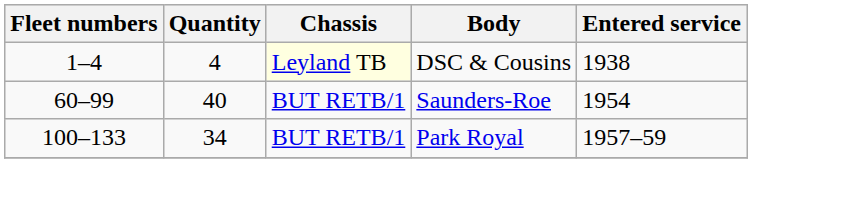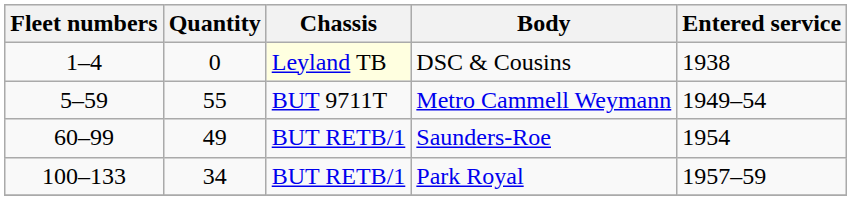(215, 61) 4 -> (215, 61) 0
+ row: (544, 99)
(215, 99) 40 -> (215, 137) 49
